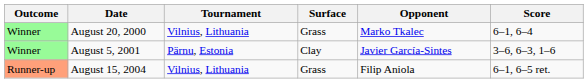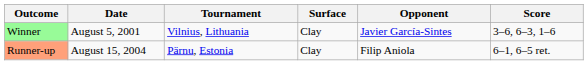- row: (108, 31)
(200, 49) Pärnu, Estonia -> (208, 31) Vilnius, Lithuania
(208, 68) Vilnius, Lithuania -> (200, 49) Pärnu, Estonia
(313, 68) Grass -> (311, 49) Clay
